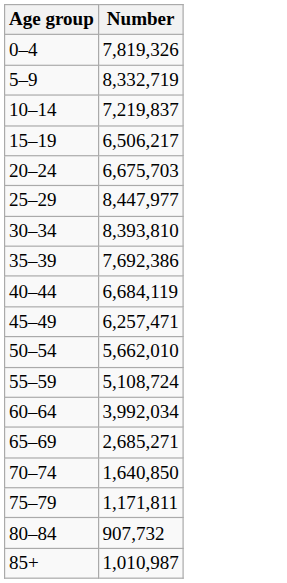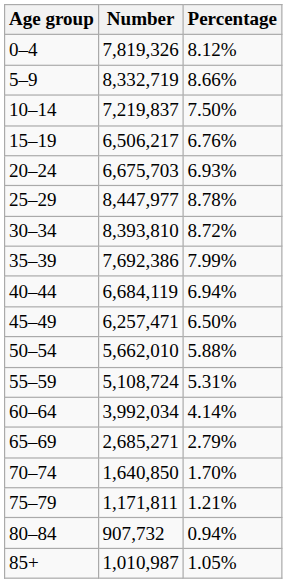+ column: (232, 19)
